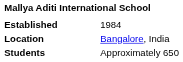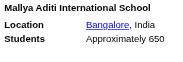- row: (31, 25)
